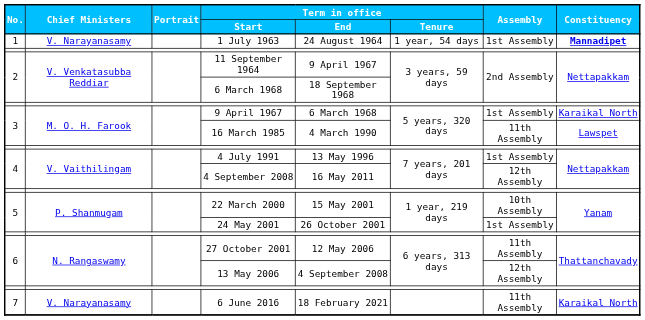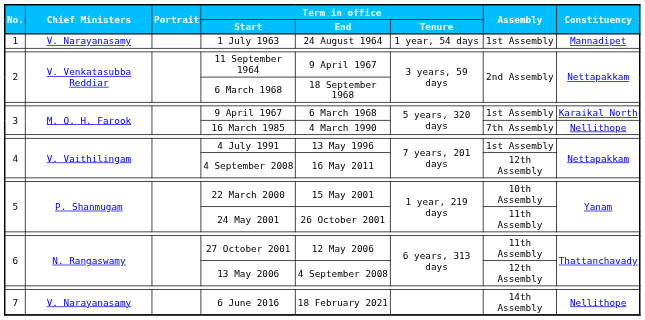(598, 41) bold -> (598, 41) normal
(520, 133) 11th Assembly -> (520, 127) 7th Assembly
(598, 133) Lawspet -> (598, 127) Nellithope
(520, 225) 1st Assembly -> (520, 219) 11th Assembly
(520, 302) 11th Assembly -> (520, 302) 14th Assembly
(598, 302) Karaikal North -> (598, 302) Nellithope
